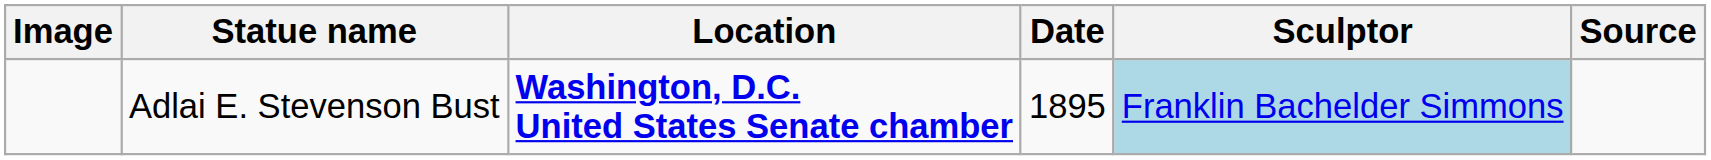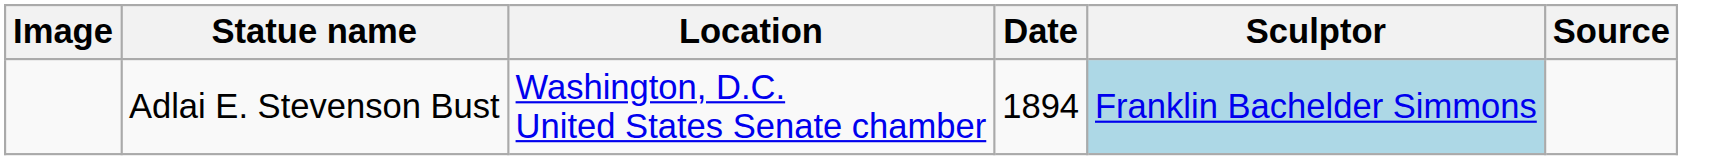(764, 106) bold -> (751, 106) normal
(1067, 106) 1895 -> (1041, 106) 1894
